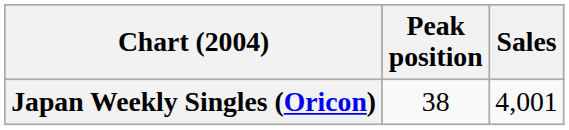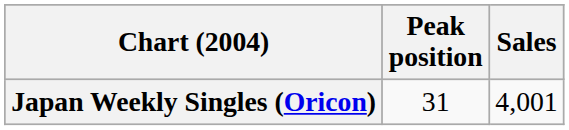(436, 101) 38 -> (436, 101) 31
